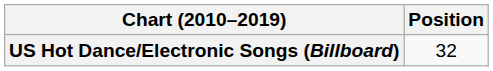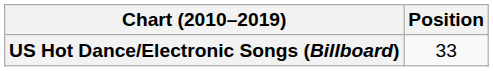(446, 50) 32 -> (446, 50) 33
